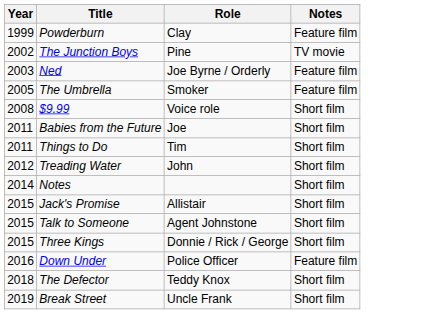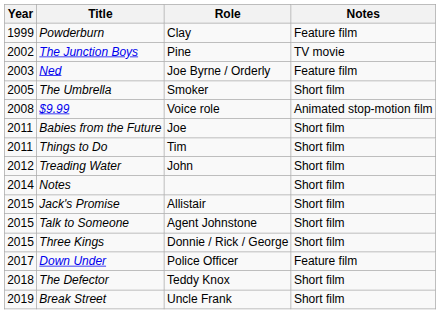(326, 90) Feature film -> (319, 90) Short film
(319, 109) Short film -> (363, 109) Animated stop-motion film
(20, 261) 2016 -> (20, 261) 2017
